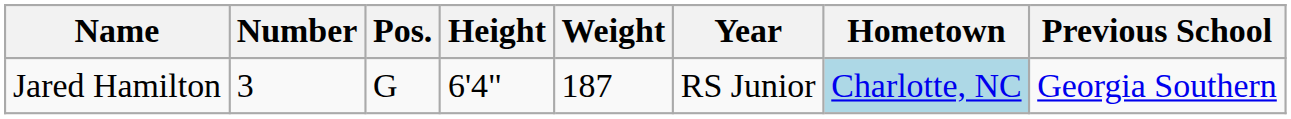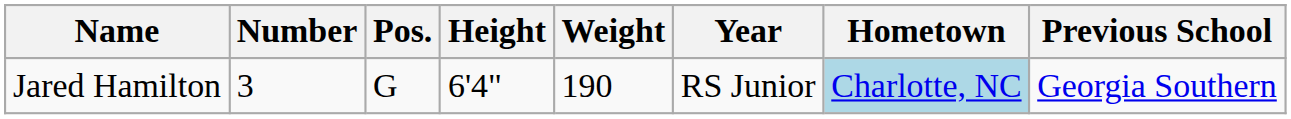(587, 85) 187 -> (587, 85) 190
